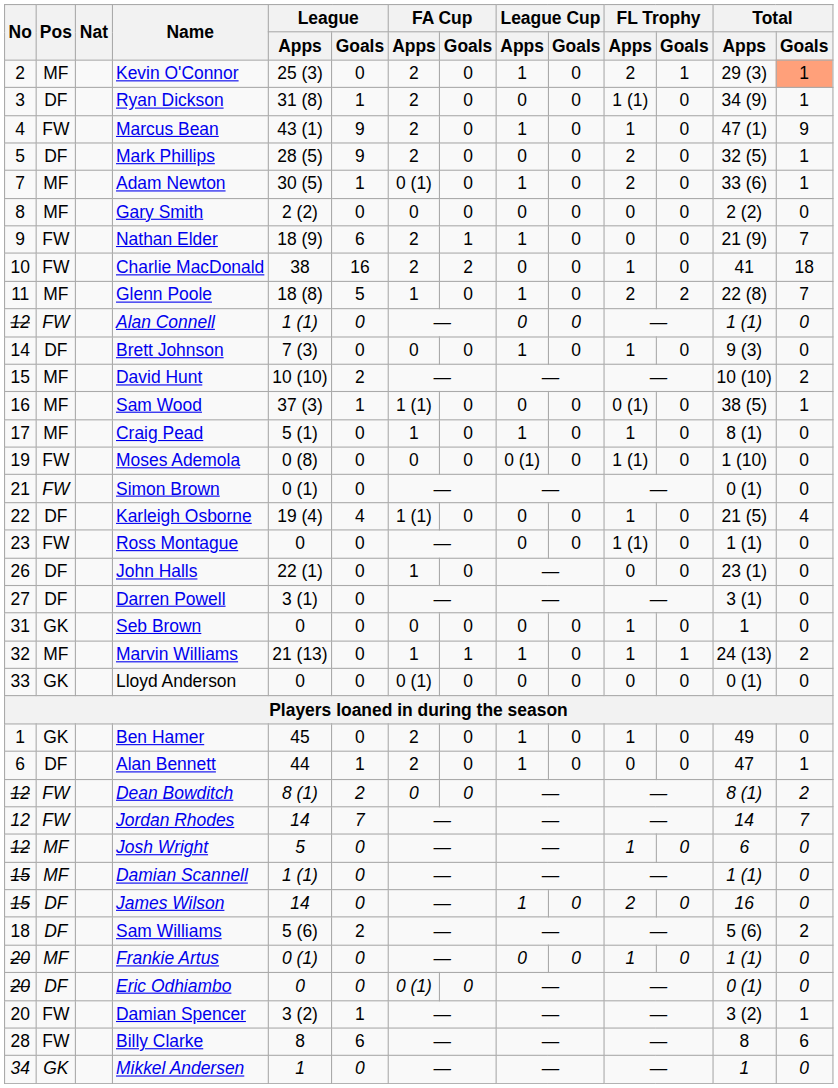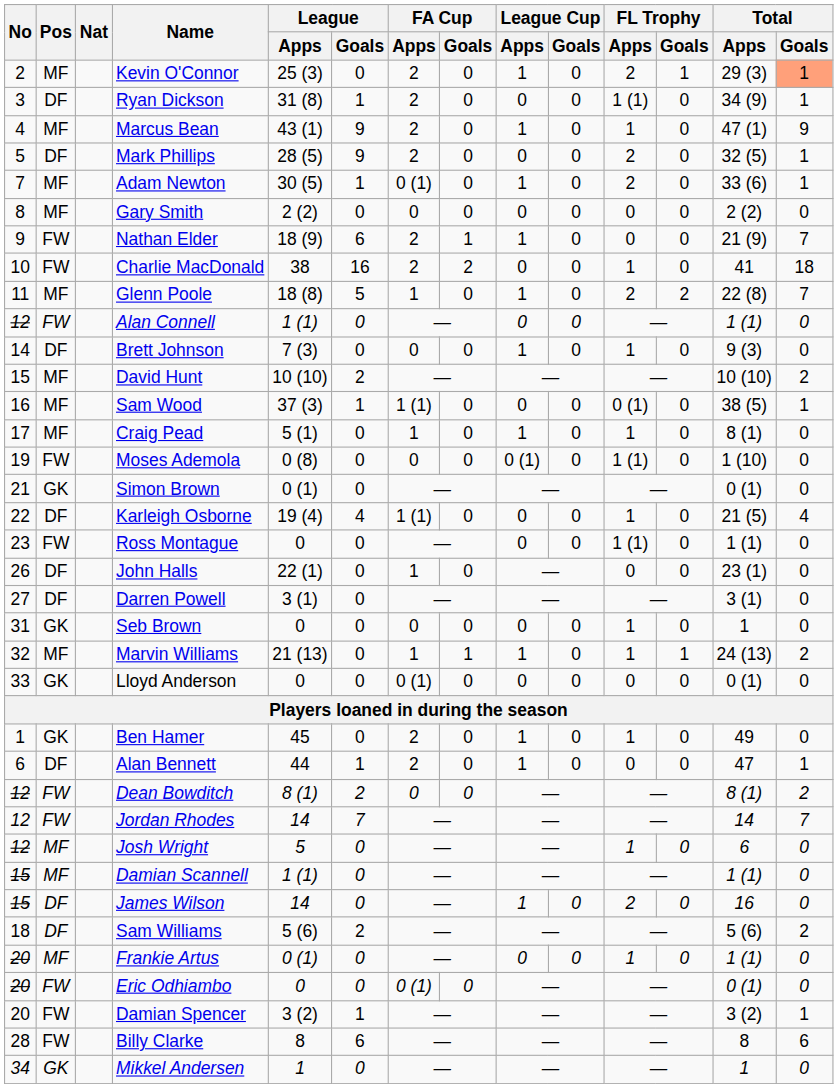(56, 128) FW -> (56, 128) MF
(56, 488) FW -> (56, 488) GK
(56, 986) DF -> (56, 986) FW
